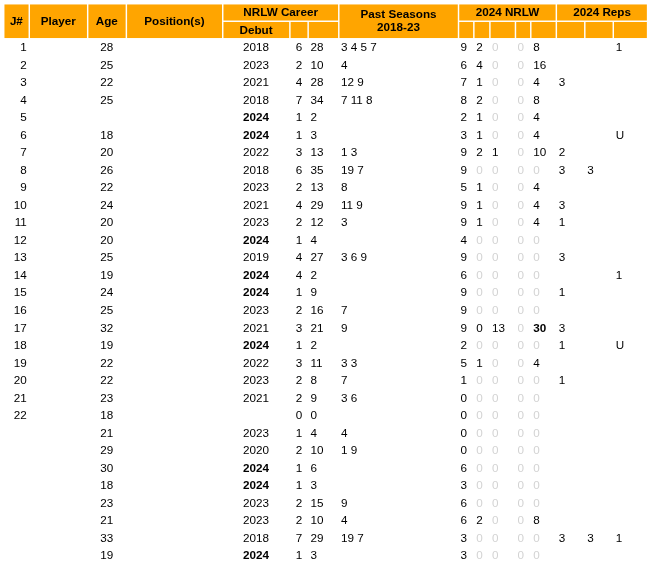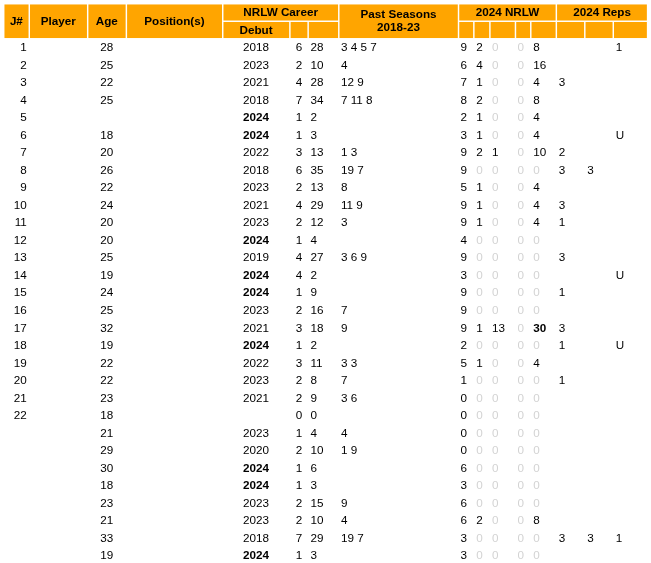(464, 275) 6 -> (464, 275) 3
(619, 275) 1 -> (620, 275) U
(317, 327) 21 -> (317, 327) 18
(480, 327) 0 -> (480, 327) 1
